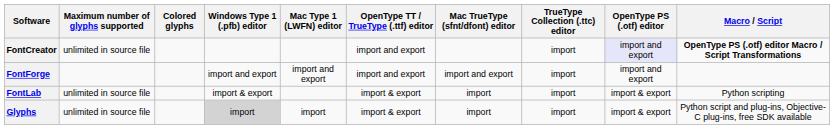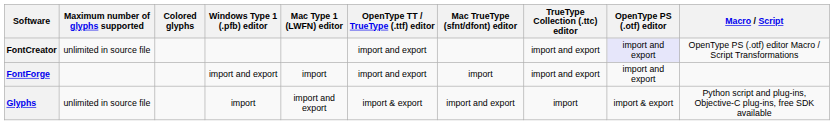(563, 51) import -> (565, 51) import and export
(753, 51) bold -> (754, 51) normal
(313, 74) import and export -> (314, 74) import
(479, 74) import and export -> (480, 74) import
(563, 74) import -> (565, 74) import and export
- row: (24, 93)
(242, 113) lightgrey background -> (243, 103) no background
(313, 113) import -> (314, 103) import and export
(479, 113) import -> (480, 103) import and export
